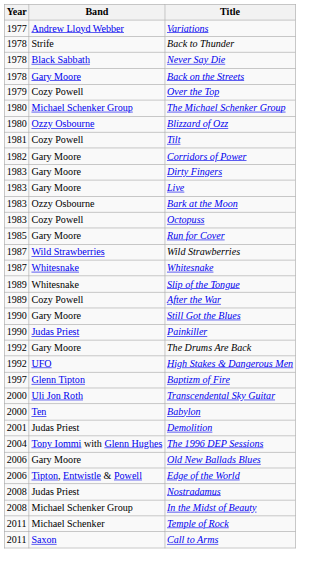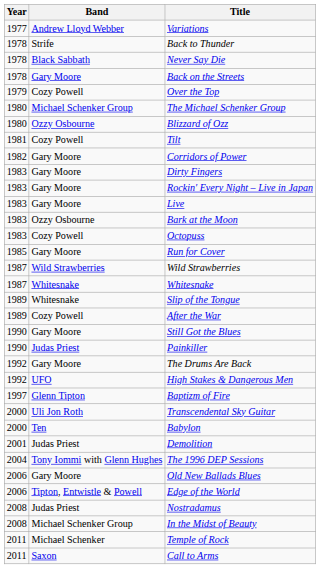+ row: (240, 188)
